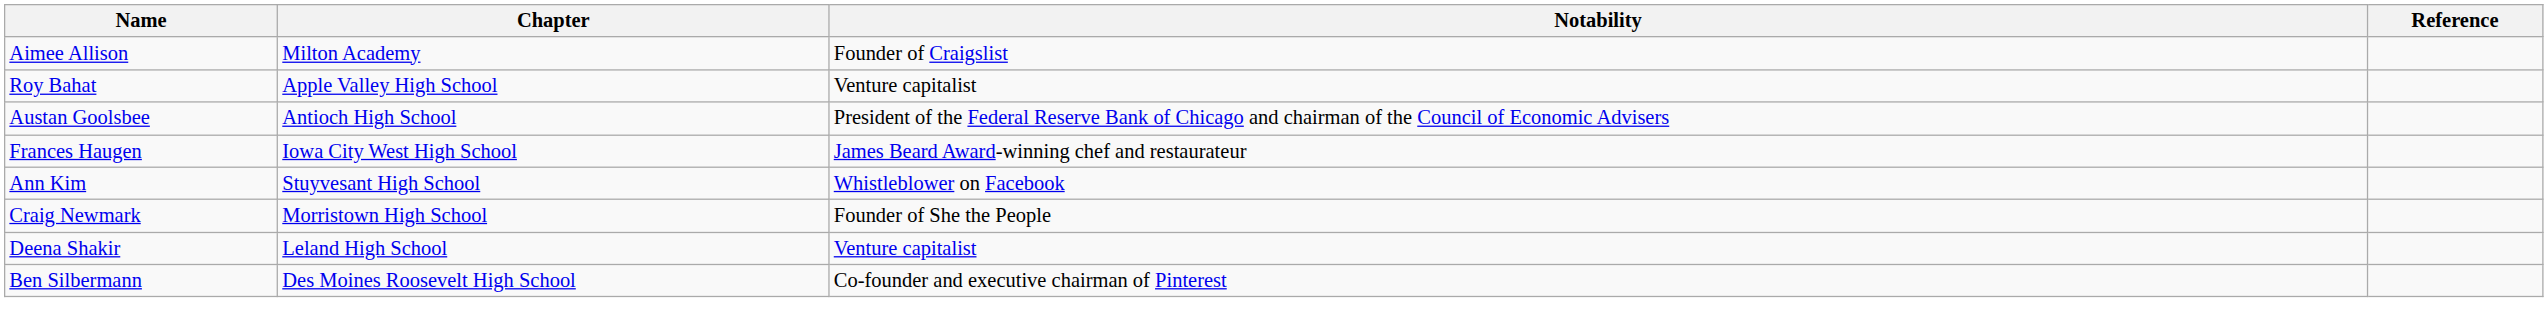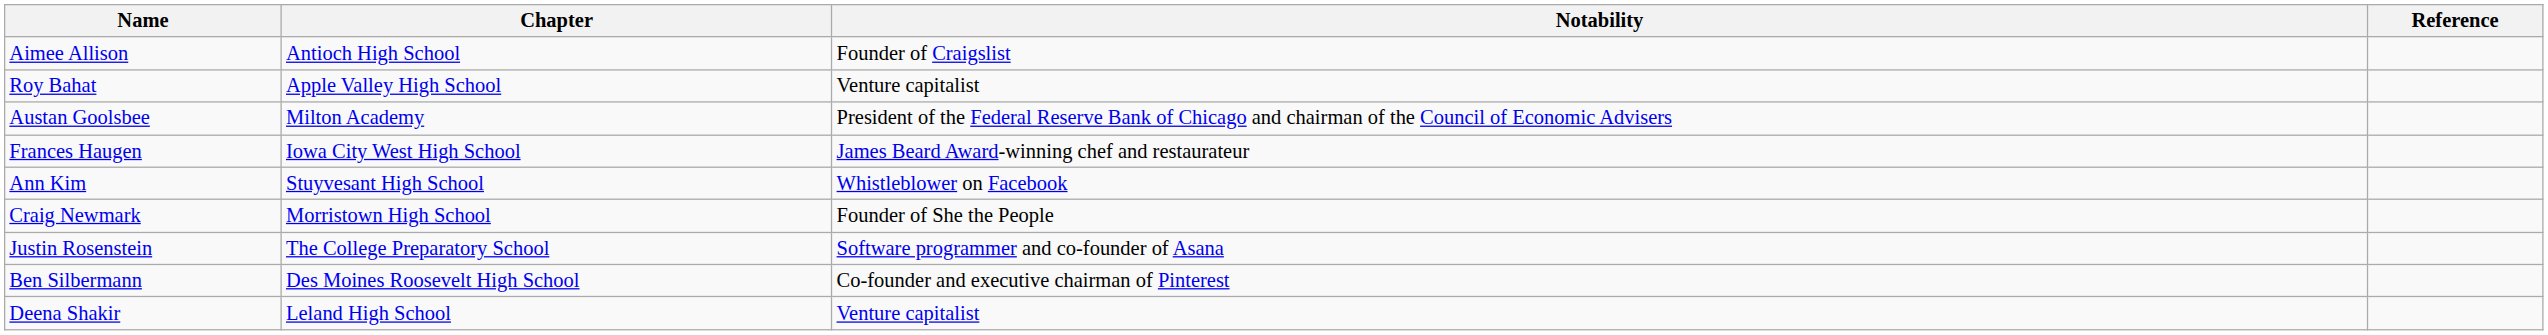(351, 53) Milton Academy -> (373, 53) Antioch High School
(369, 118) Antioch High School -> (355, 118) Milton Academy
+ row: (81, 248)
rows swapped: (65, 248) <-> (76, 280)
